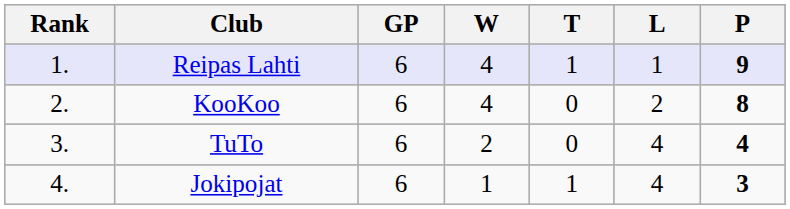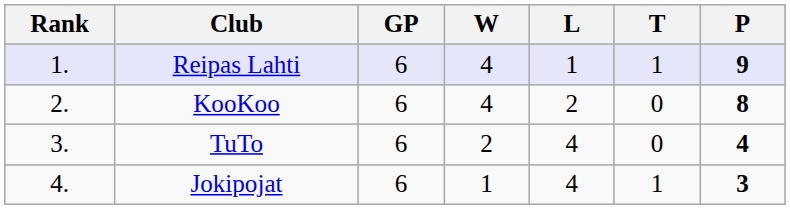columns swapped: (572, 24) <-> (657, 24)
